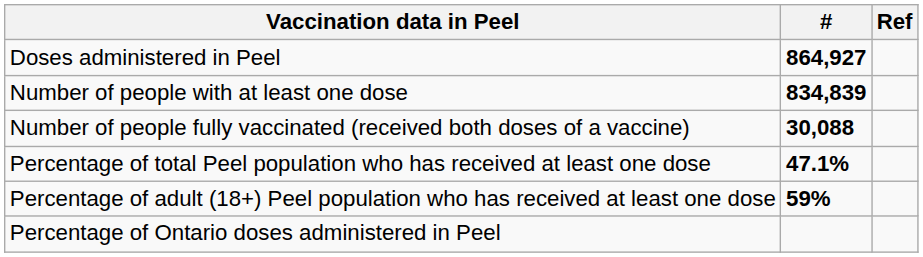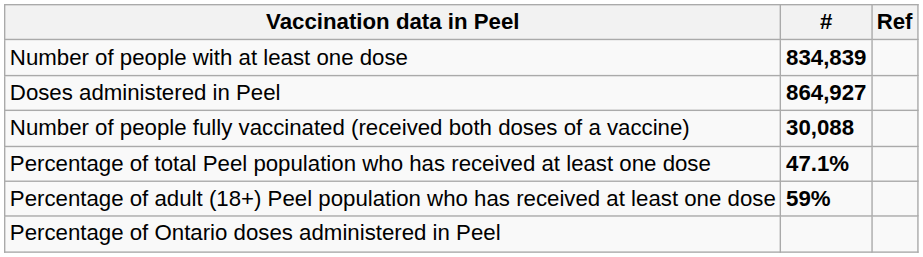rows swapped: (145, 57) <-> (209, 92)
